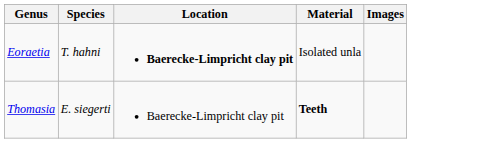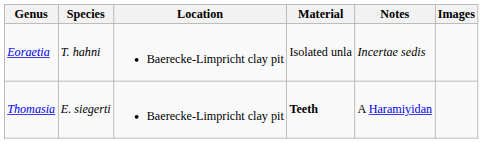+ column: (395, 14)
(205, 59) bold -> (200, 59) normal
